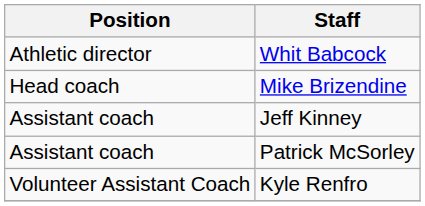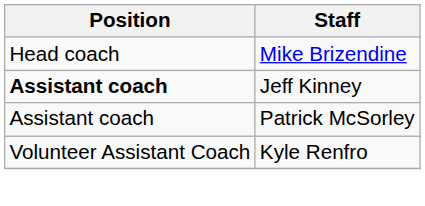- row: (323, 53)
(82, 119) normal -> (89, 86) bold
